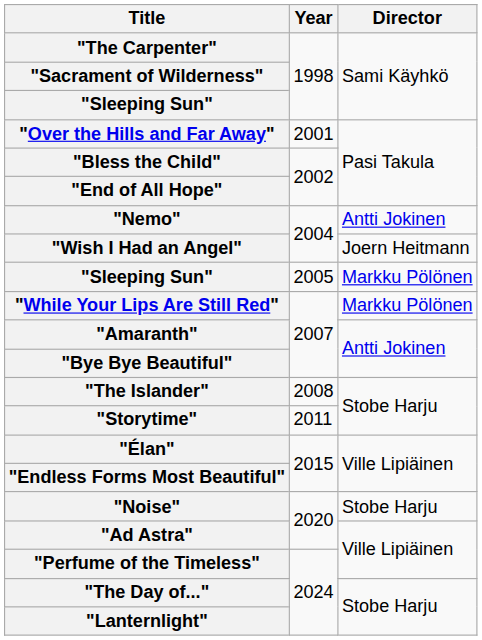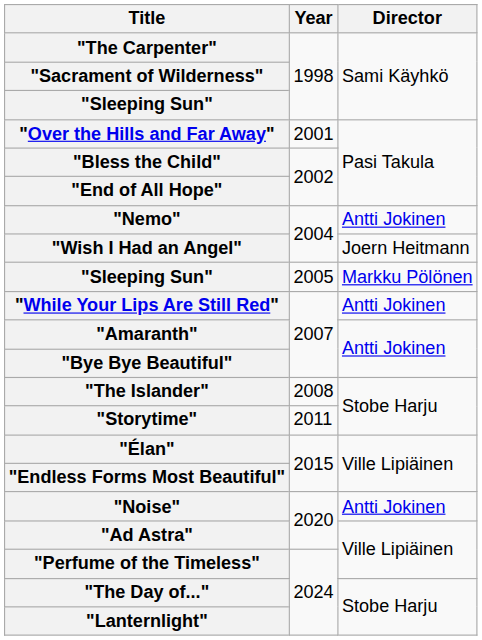(407, 305) Markku Pölönen -> (394, 305) Antti Jokinen
(390, 506) Stobe Harju -> (394, 506) Antti Jokinen
